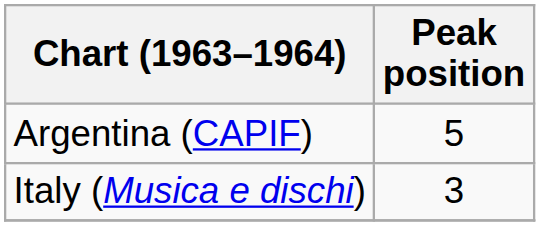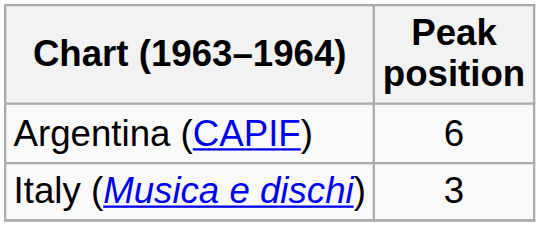(454, 132) 5 -> (454, 132) 6
